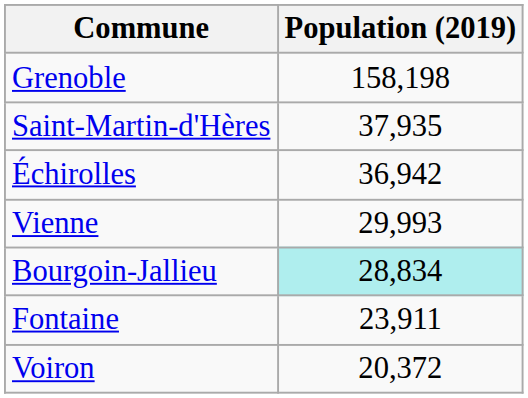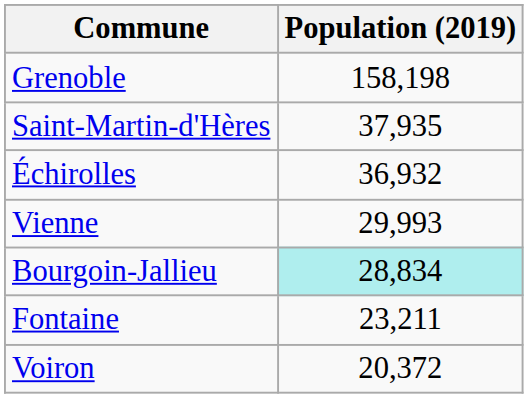(400, 174) 36,942 -> (400, 174) 36,932
(400, 319) 23,911 -> (400, 319) 23,211
